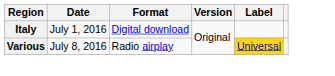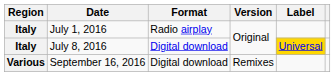(150, 29) Digital download -> (181, 29) Radio airplay
(26, 46) Various -> (26, 46) Italy
(142, 46) Radio airplay -> (189, 46) Digital download
+ row: (98, 63)
